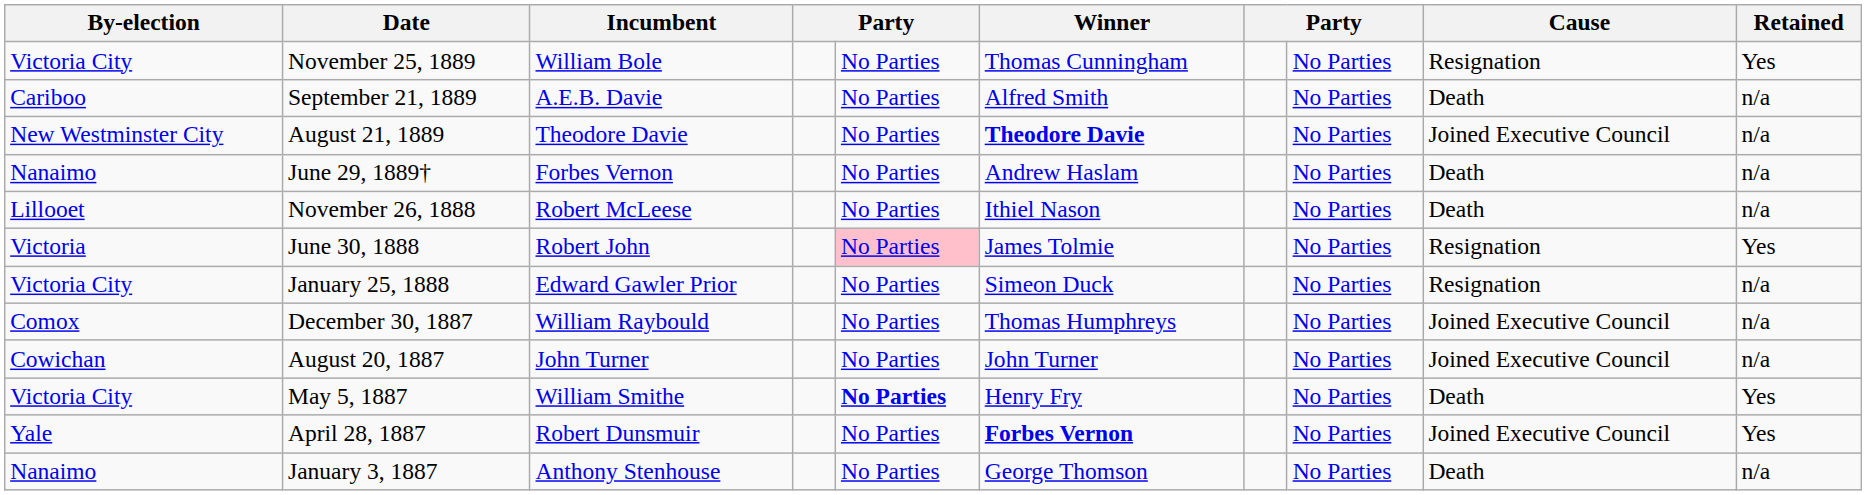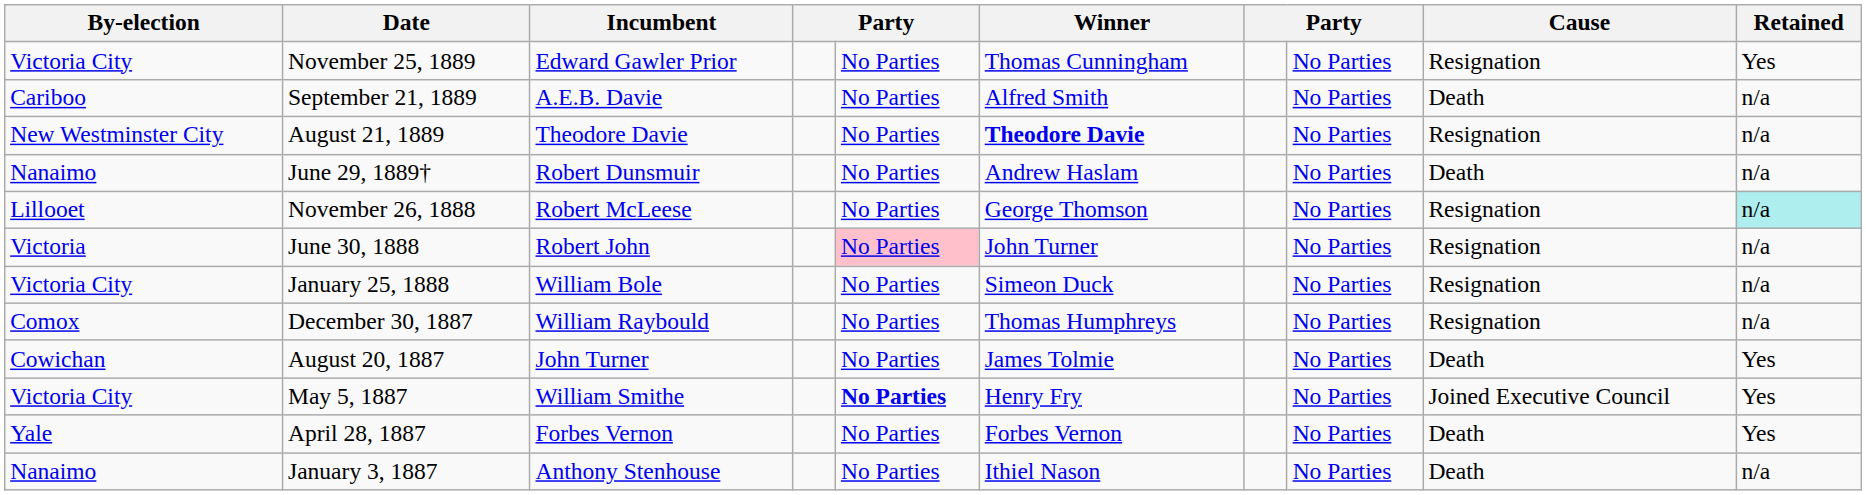(599, 60) William Bole -> (636, 60) Edward Gawler Prior
(1549, 135) Joined Executive Council -> (1485, 135) Resignation
(604, 172) Forbes Vernon -> (617, 172) Robert Dunsmuir
(1043, 209) Ithiel Nason -> (1066, 209) George Thomson
(1456, 209) Death -> (1485, 209) Resignation
(1756, 209) no background -> (1756, 209) paleturquoise background
(1049, 246) James Tolmie -> (1041, 246) John Turner
(1759, 246) Yes -> (1756, 246) n/a
(636, 284) Edward Gawler Prior -> (599, 284) William Bole
(1549, 321) Joined Executive Council -> (1485, 321) Resignation
(1041, 358) John Turner -> (1049, 358) James Tolmie
(1549, 358) Joined Executive Council -> (1456, 358) Death
(1756, 358) n/a -> (1759, 358) Yes
(1456, 396) Death -> (1549, 396) Joined Executive Council
(617, 433) Robert Dunsmuir -> (604, 433) Forbes Vernon
(1059, 433) bold -> (1053, 433) normal
(1549, 433) Joined Executive Council -> (1456, 433) Death
(1066, 470) George Thomson -> (1043, 470) Ithiel Nason
